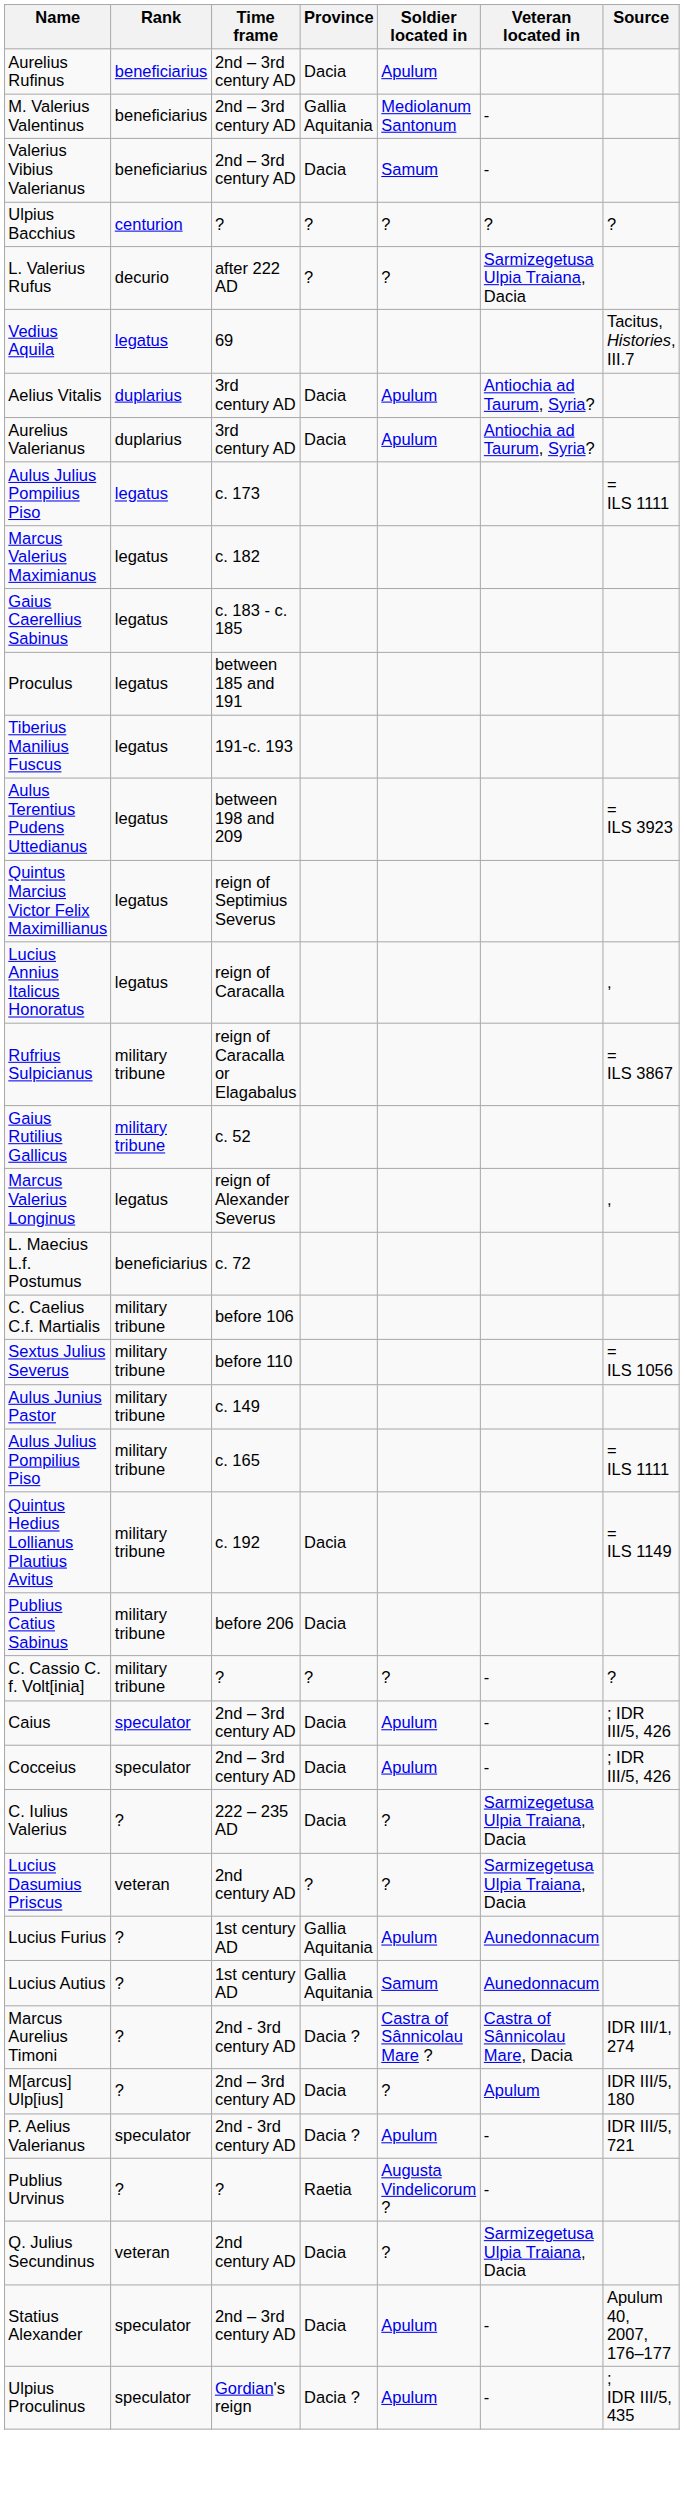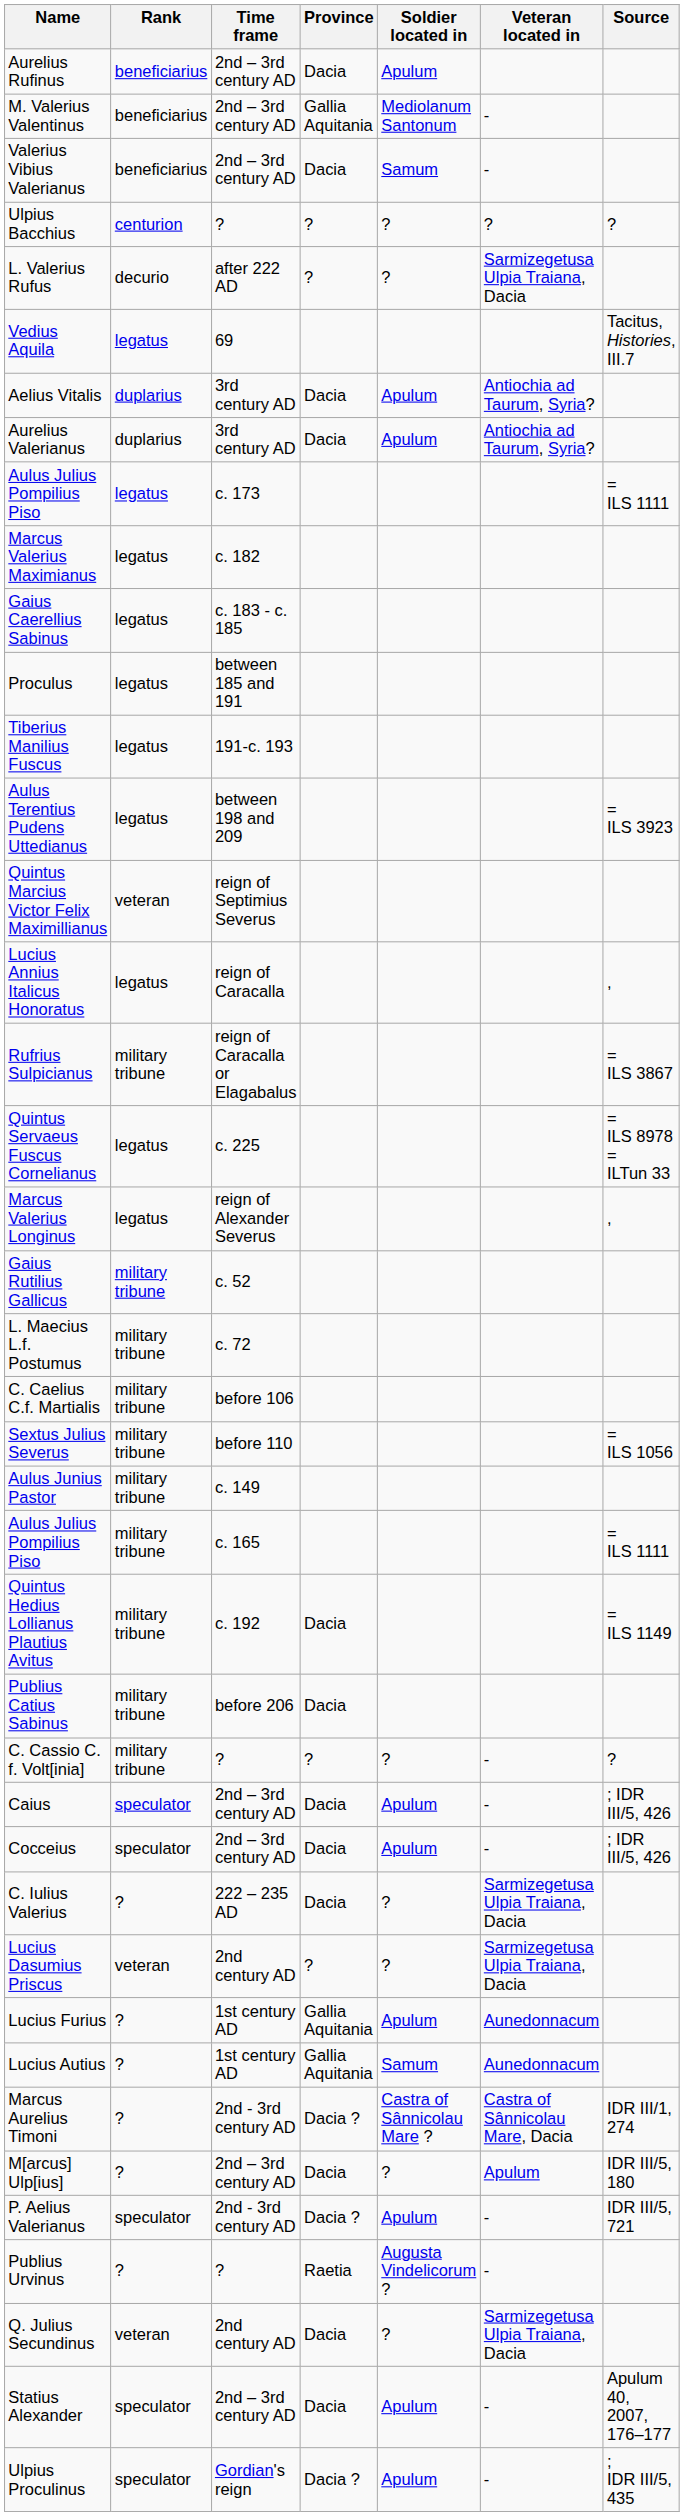(141, 900) legatus -> (142, 900) veteran
+ row: (52, 1146)
rows swapped: (42, 1200) <-> (38, 1136)
(161, 1263) beneficiarius -> (141, 1345) military tribune
